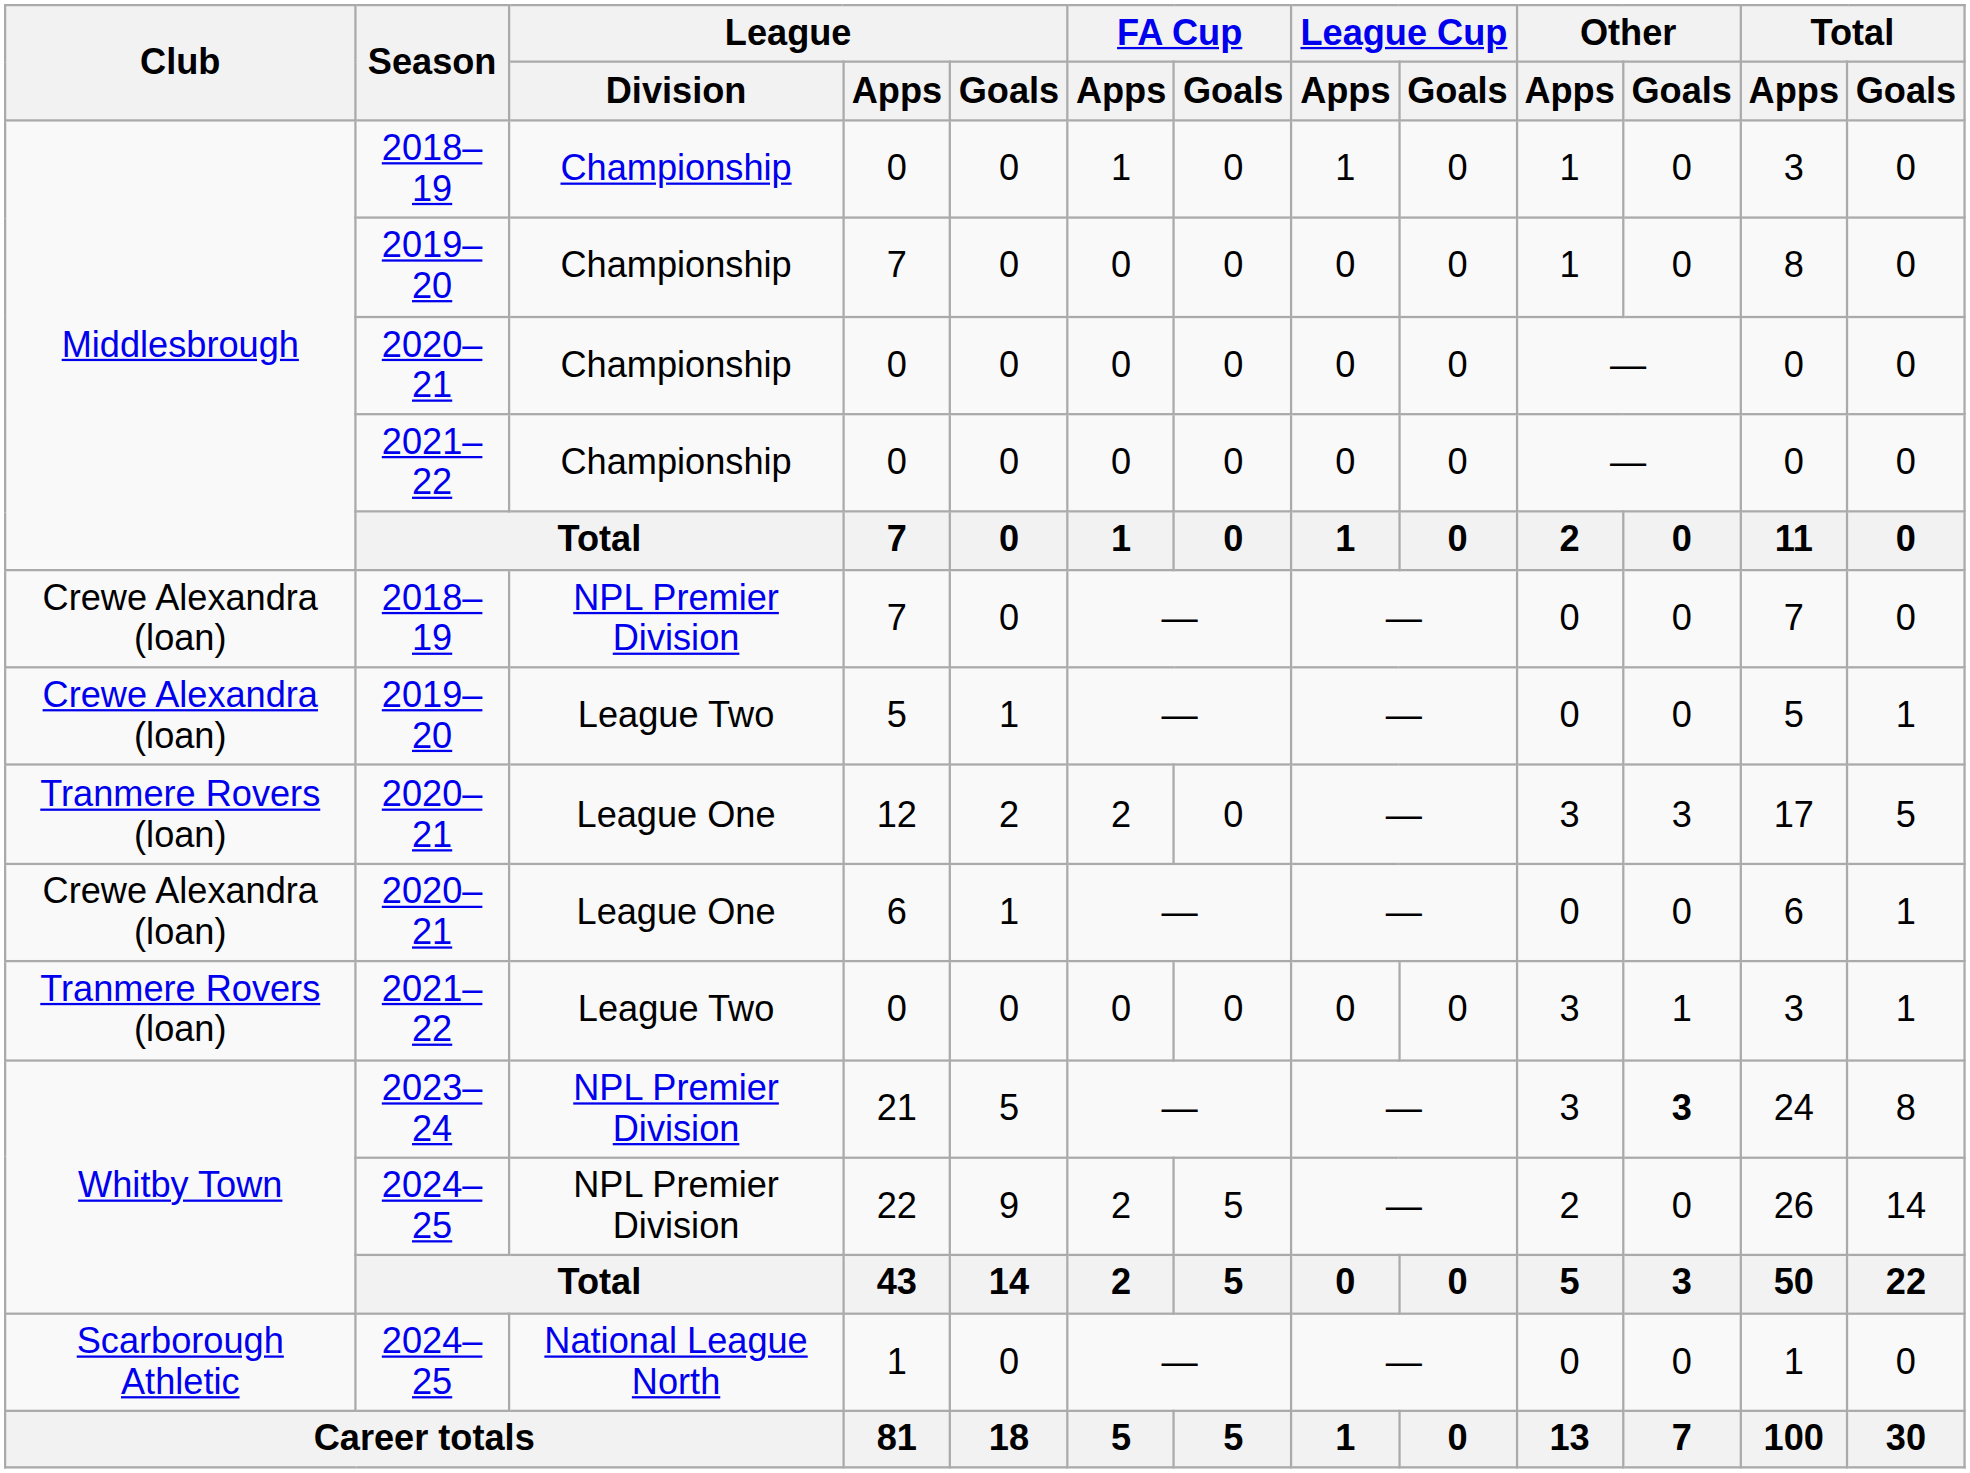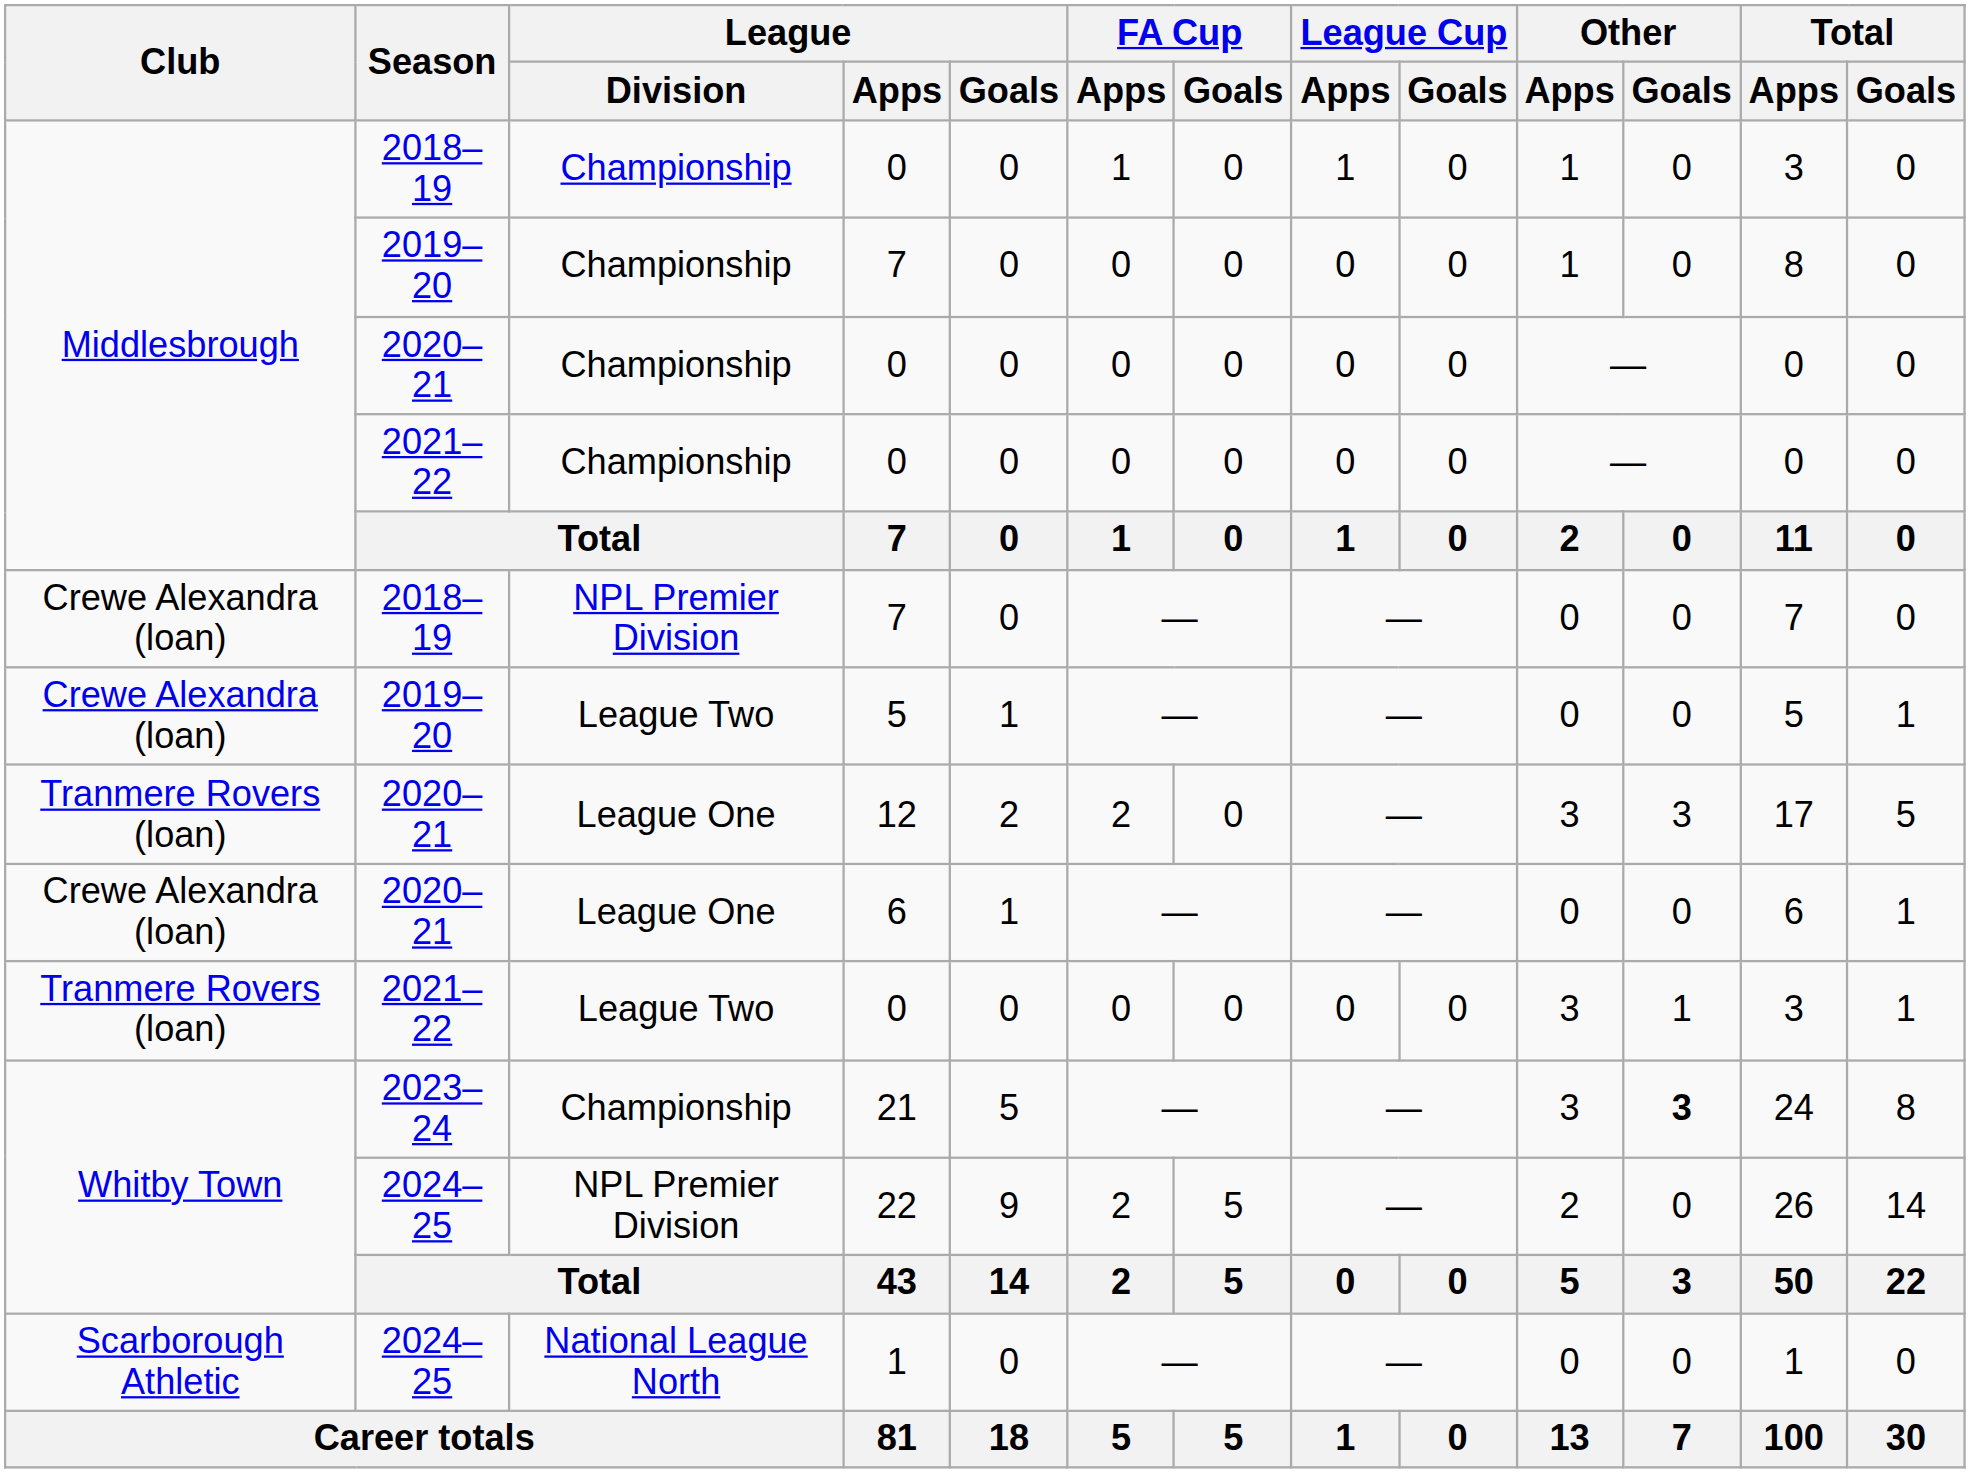(676, 1107) NPL Premier Division -> (676, 1107) Championship
